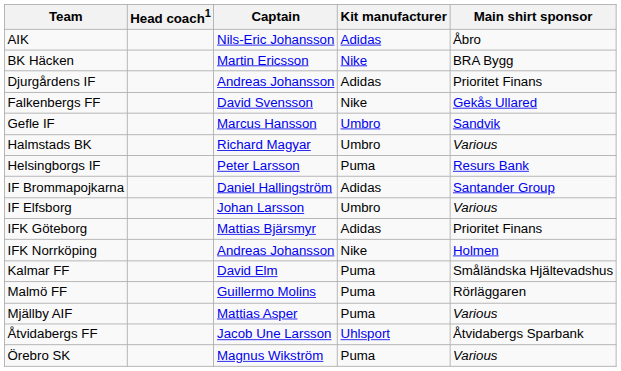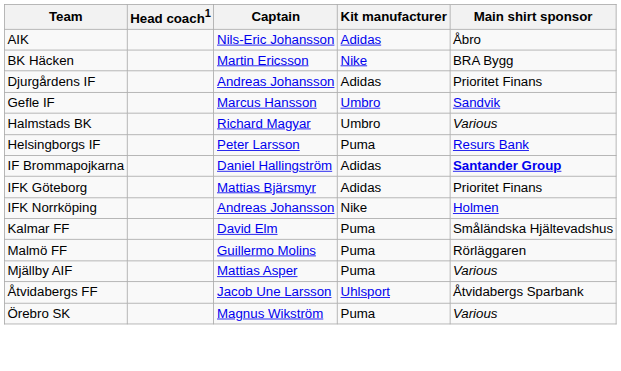- row: (54, 102)
(504, 187) normal -> (507, 166) bold
- row: (40, 208)
